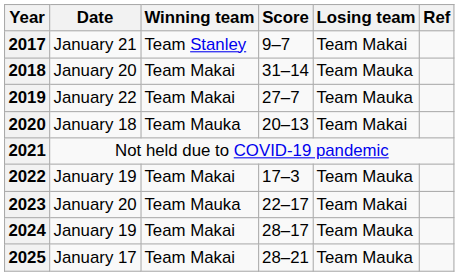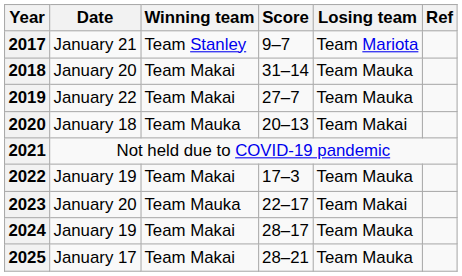(362, 44) Team Makai -> (367, 44) Team Mariota
